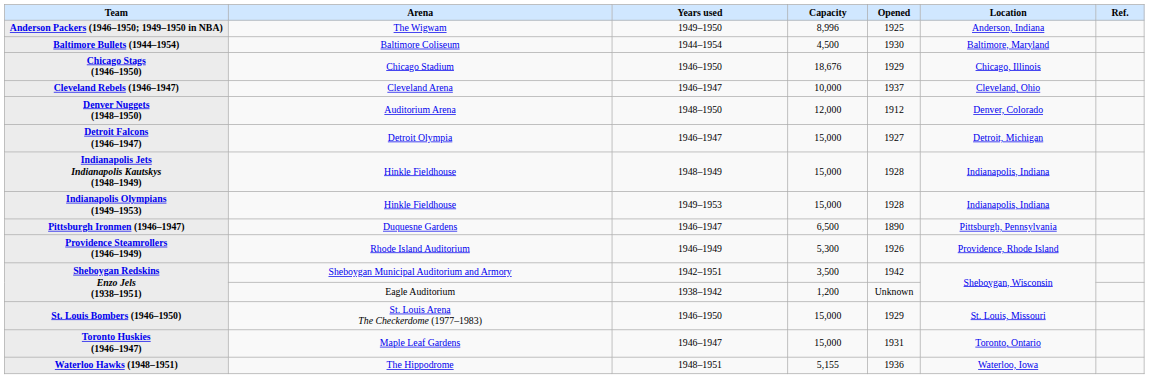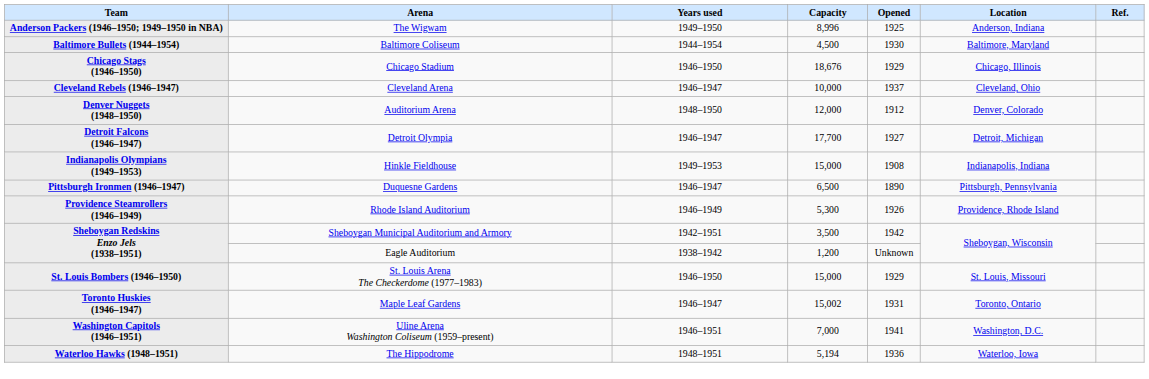(828, 137) 15,000 -> (828, 137) 17,700
- row: (116, 171)
(894, 204) 1928 -> (894, 165) 1908
(828, 343) 15,000 -> (828, 303) 15,002
+ row: (116, 331)
(828, 365) 5,155 -> (828, 353) 5,194
